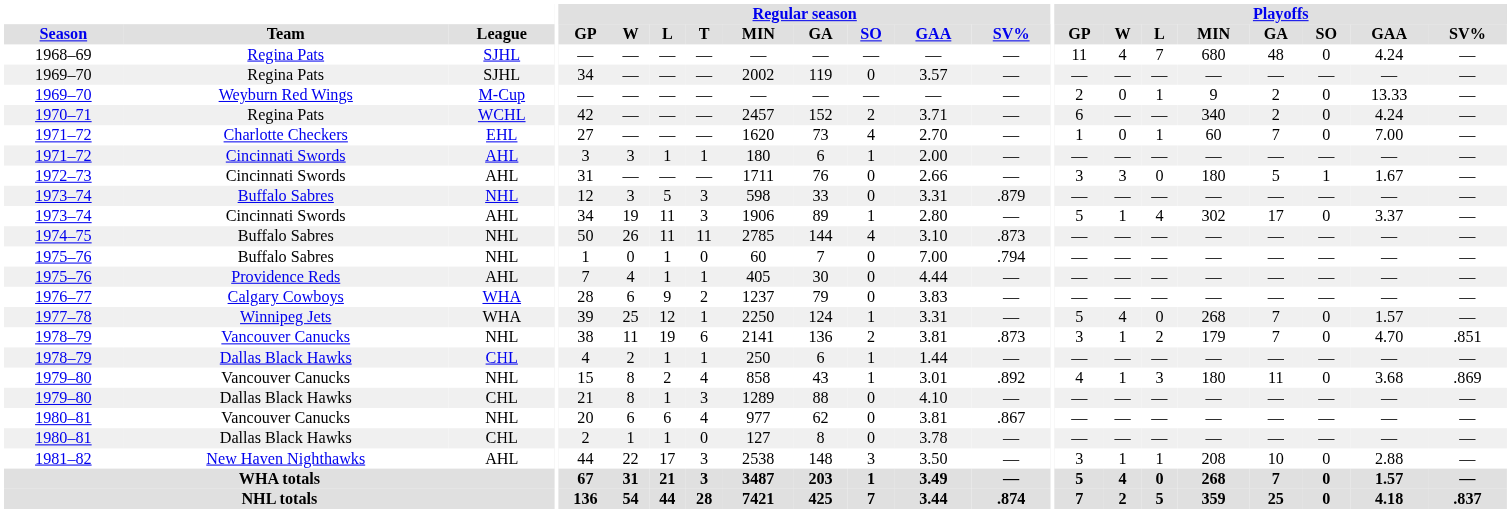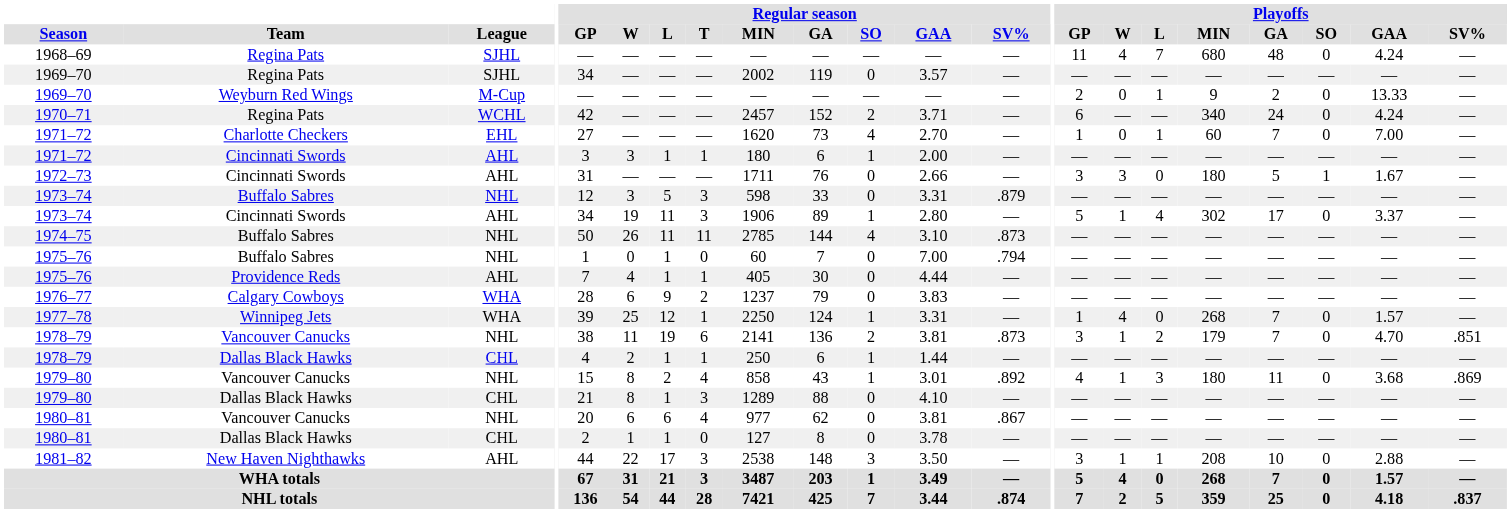(1276, 115) 2 -> (1276, 115) 24
(1079, 317) 5 -> (1079, 317) 1
